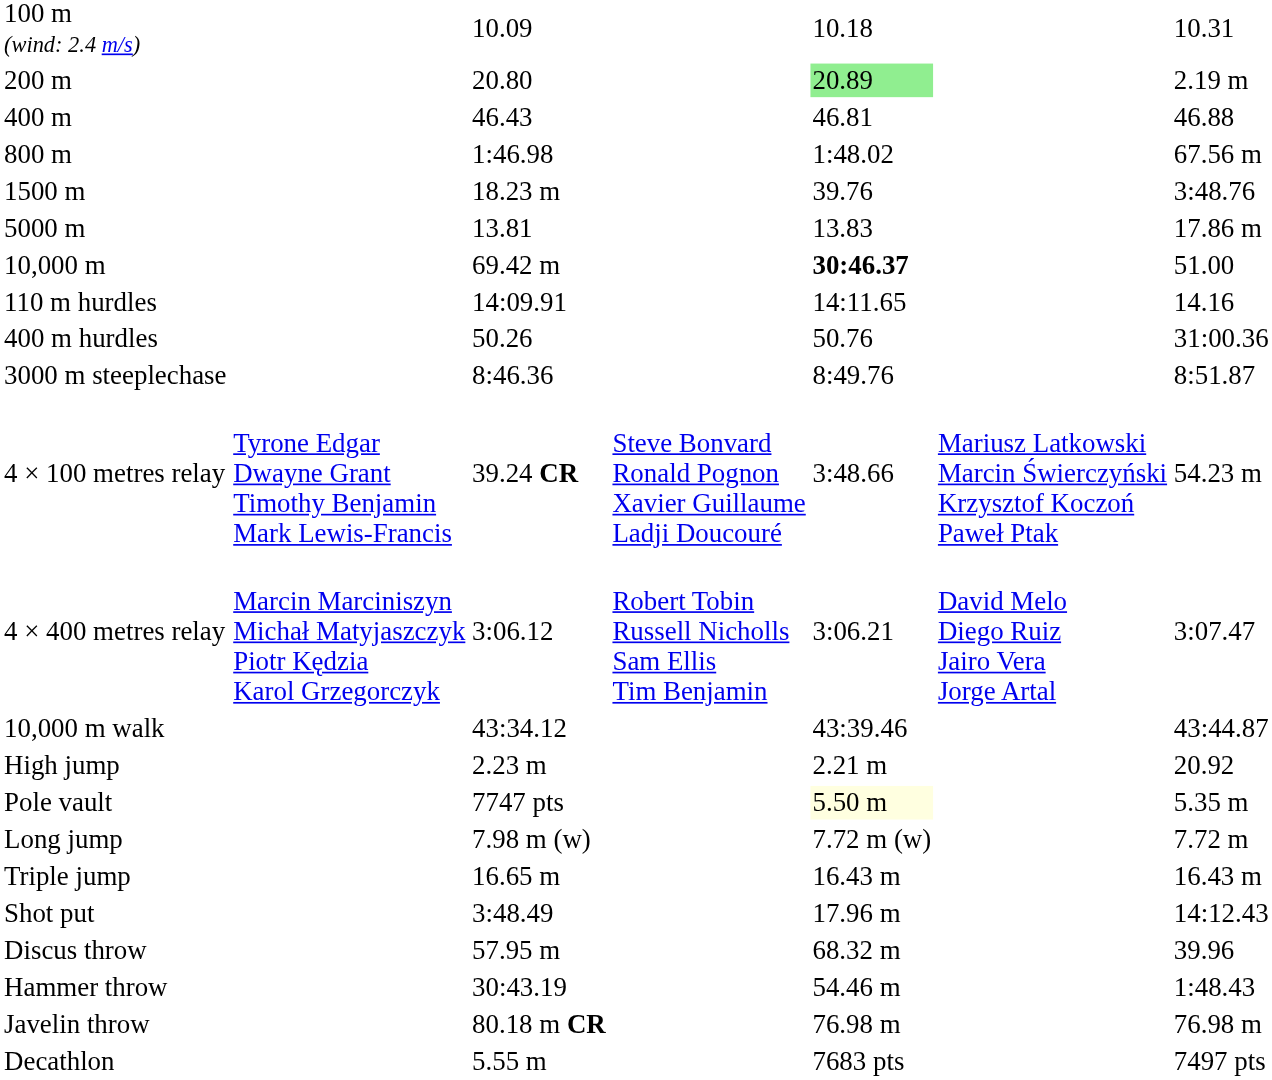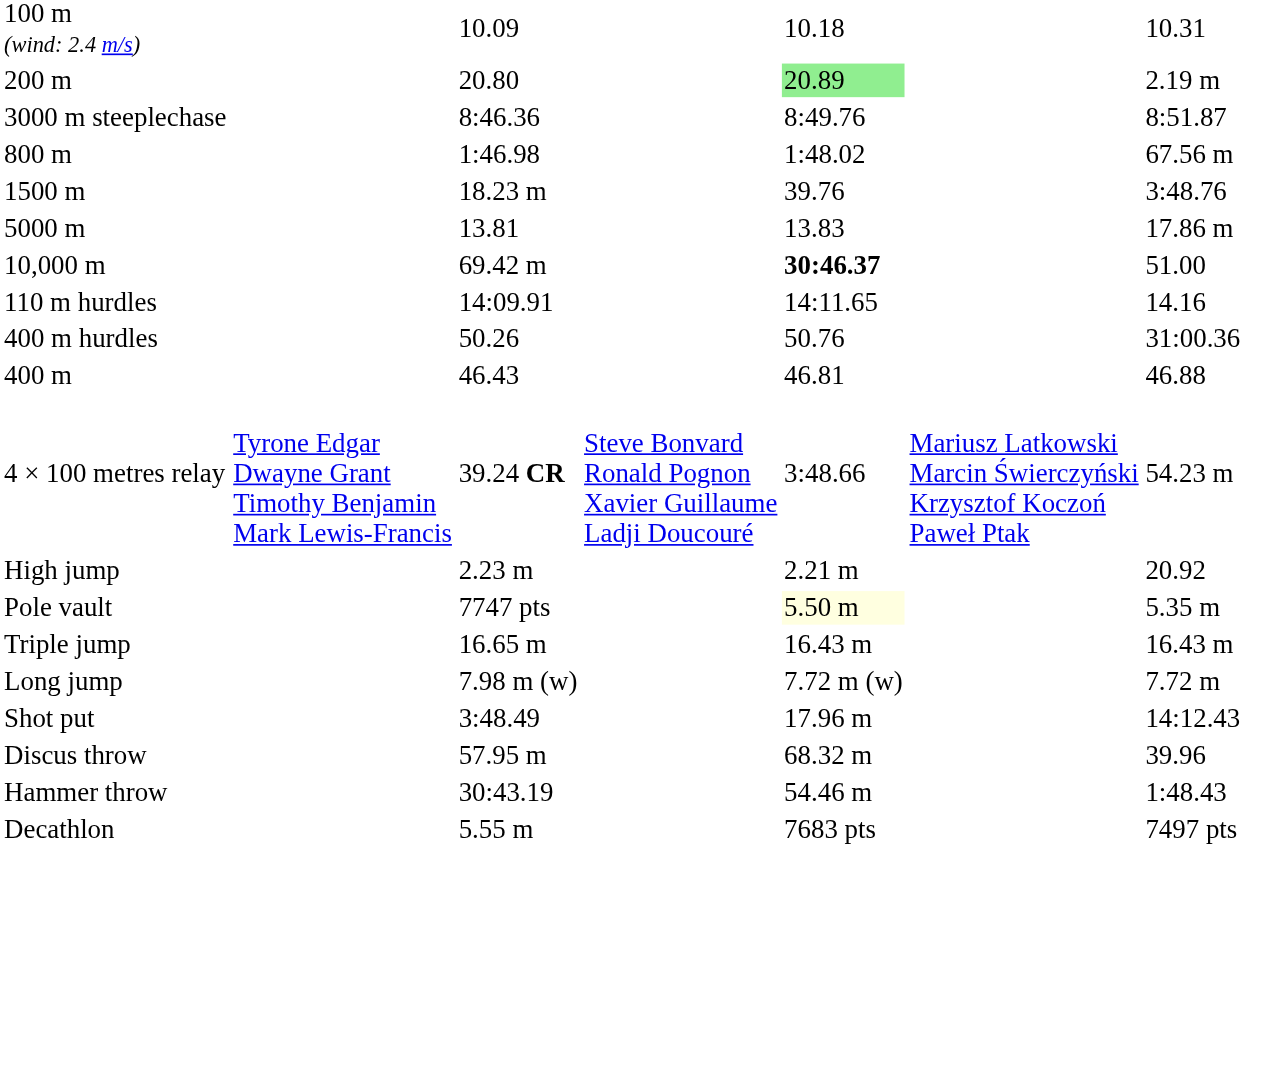rows swapped: (38, 116) <-> (115, 375)
- row: (115, 631)
- row: (84, 728)
rows swapped: (63, 839) <-> (67, 876)
- row: (77, 1024)
